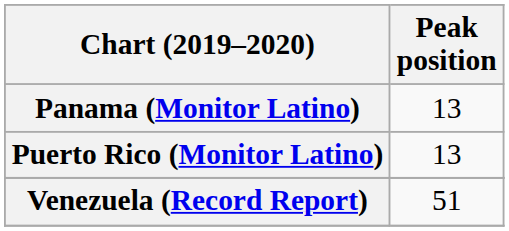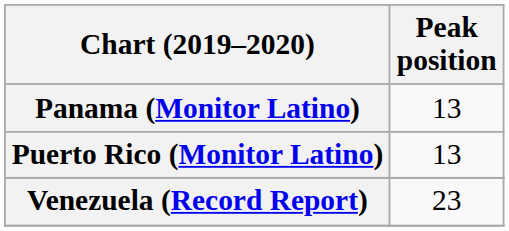(447, 201) 51 -> (447, 201) 23
